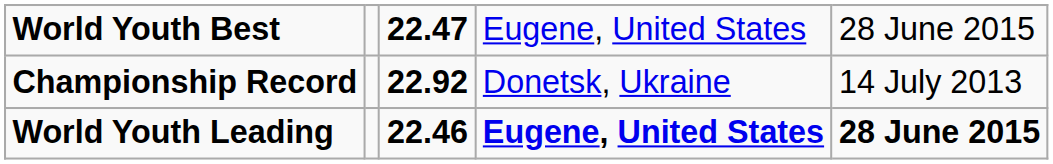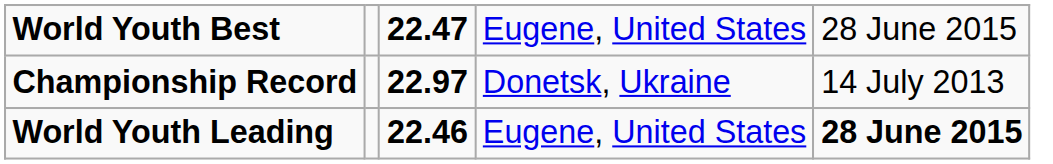(427, 81) 22.92 -> (427, 81) 22.97
(653, 132) bold -> (645, 132) normal
